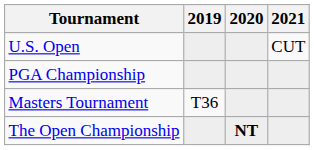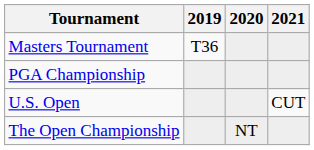rows swapped: (78, 102) <-> (44, 46)
(246, 131) bold -> (246, 131) normal
